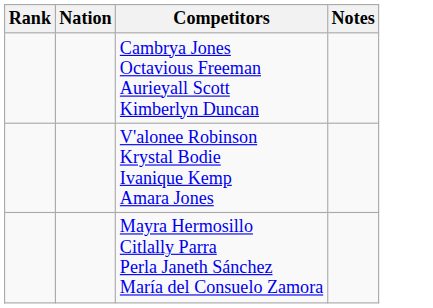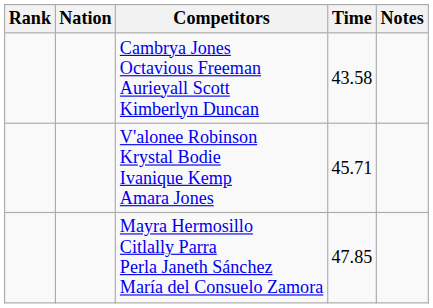+ column: (352, 18)
